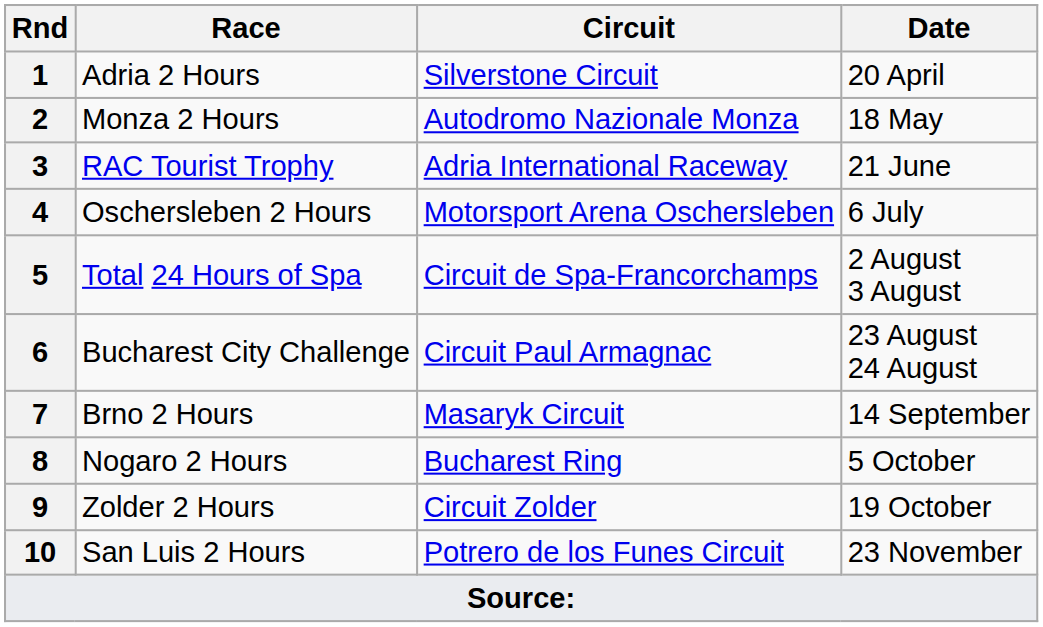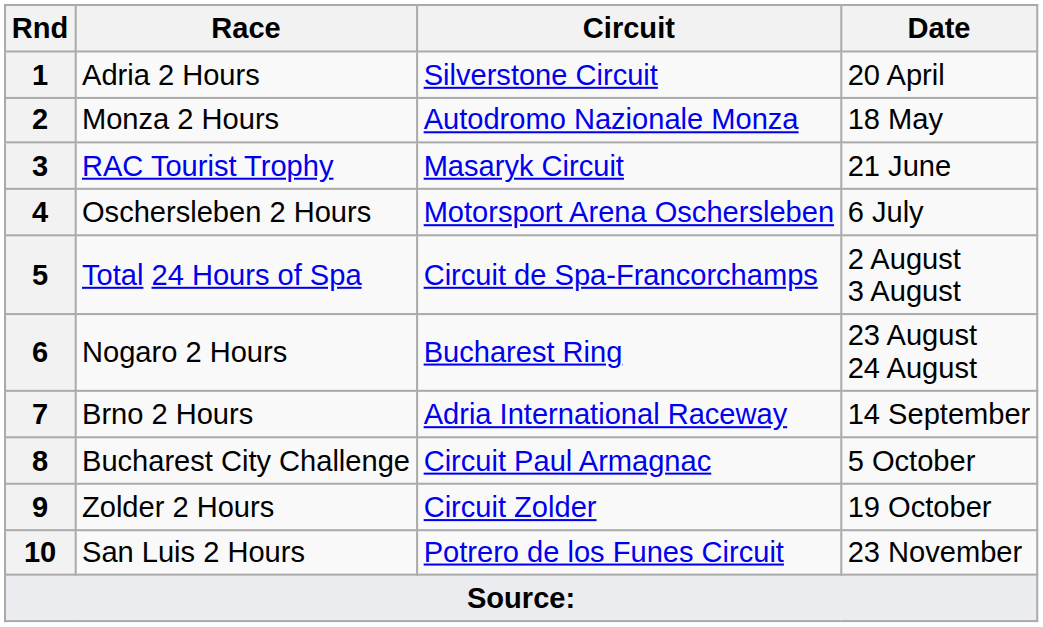(605, 166) Adria International Raceway -> (524, 166) Masaryk Circuit
(246, 353) Bucharest City Challenge -> (185, 353) Nogaro 2 Hours
(567, 353) Circuit Paul Armagnac -> (523, 353) Bucharest Ring
(524, 415) Masaryk Circuit -> (605, 415) Adria International Raceway
(185, 461) Nogaro 2 Hours -> (246, 461) Bucharest City Challenge
(523, 461) Bucharest Ring -> (567, 461) Circuit Paul Armagnac
